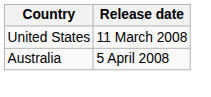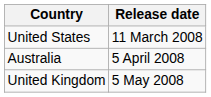+ row: (57, 80)
